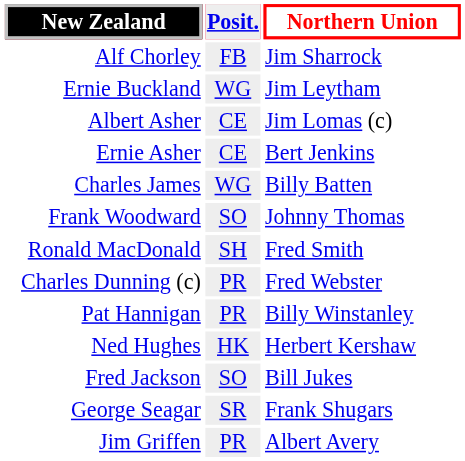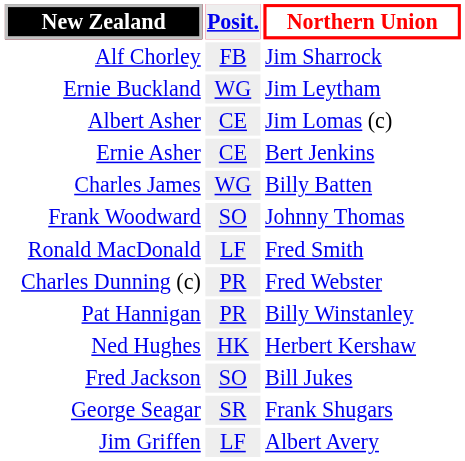(233, 249) SH -> (233, 249) LF
(233, 442) PR -> (233, 442) LF
